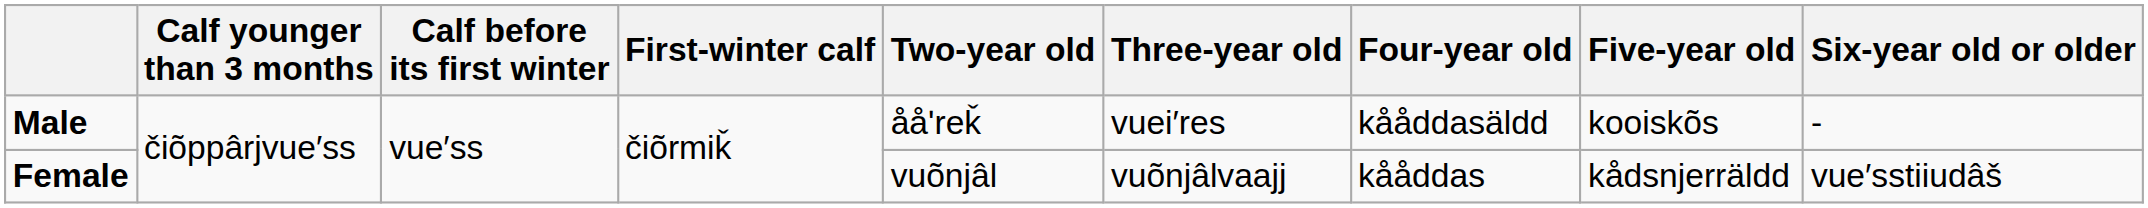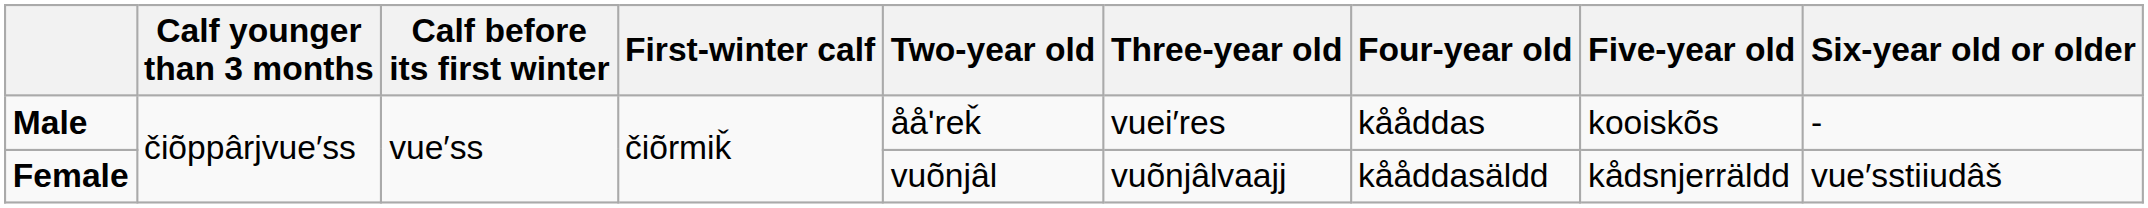(1453, 122) kååddasäldd -> (1421, 122) kååddas
(1421, 175) kååddas -> (1453, 175) kååddasäldd
